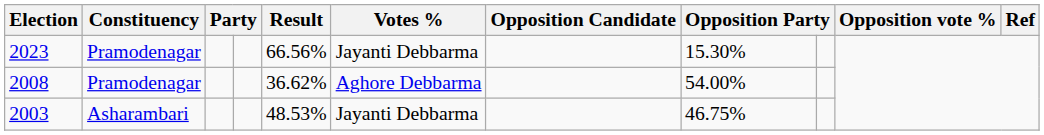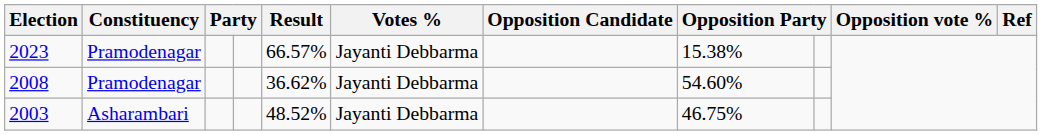(296, 51) 66.56% -> (296, 51) 66.57%
(715, 51) 15.30% -> (712, 51) 15.38%
(409, 82) Aghore Debbarma -> (407, 82) Jayanti Debbarma
(715, 82) 54.00% -> (712, 82) 54.60%
(296, 113) 48.53% -> (296, 113) 48.52%
